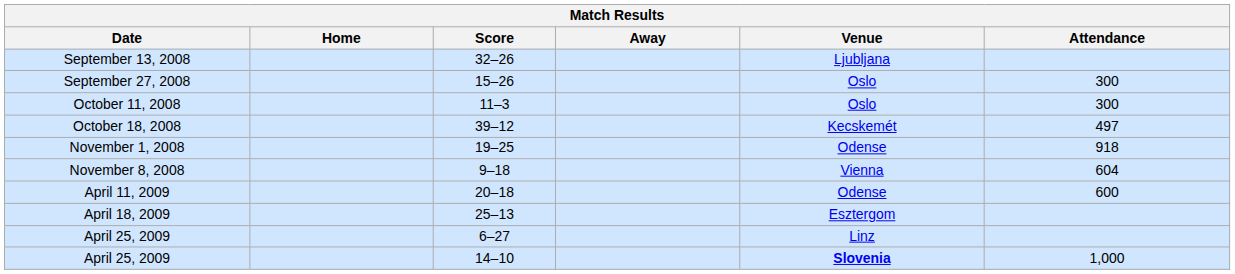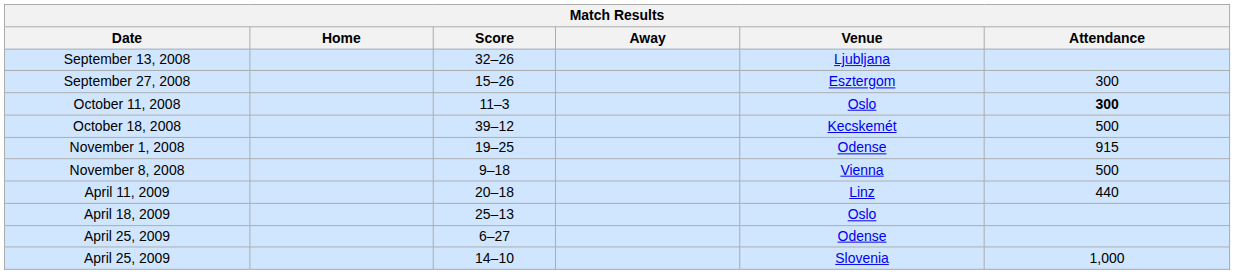(862, 82) Oslo -> (862, 82) Esztergom
(1107, 104) normal -> (1107, 104) bold
(1107, 126) 497 -> (1107, 126) 500
(1107, 148) 918 -> (1107, 148) 915
(1107, 170) 604 -> (1107, 170) 500
(862, 192) Odense -> (862, 192) Linz
(1107, 192) 600 -> (1107, 192) 440
(862, 215) Esztergom -> (862, 215) Oslo
(862, 237) Linz -> (862, 237) Odense
(862, 259) bold -> (862, 259) normal
